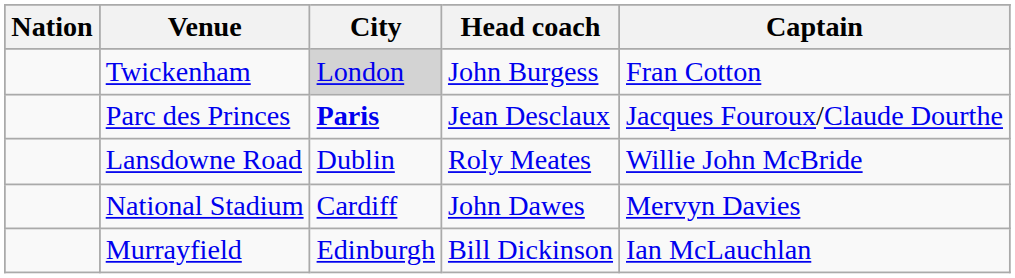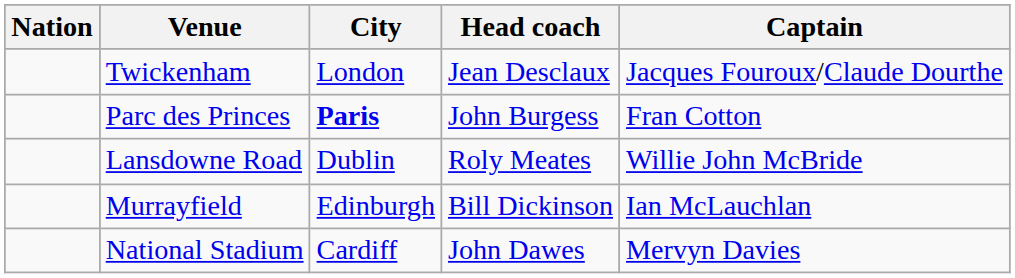(360, 71) lightgrey background -> (360, 71) no background
(523, 71) John Burgess -> (529, 71) Jean Desclaux
(694, 71) Fran Cotton -> (814, 71) Jacques Fouroux/Claude Dourthe
(529, 116) Jean Desclaux -> (523, 116) John Burgess
(814, 116) Jacques Fouroux/Claude Dourthe -> (694, 116) Fran Cotton
rows swapped: (174, 250) <-> (205, 205)
